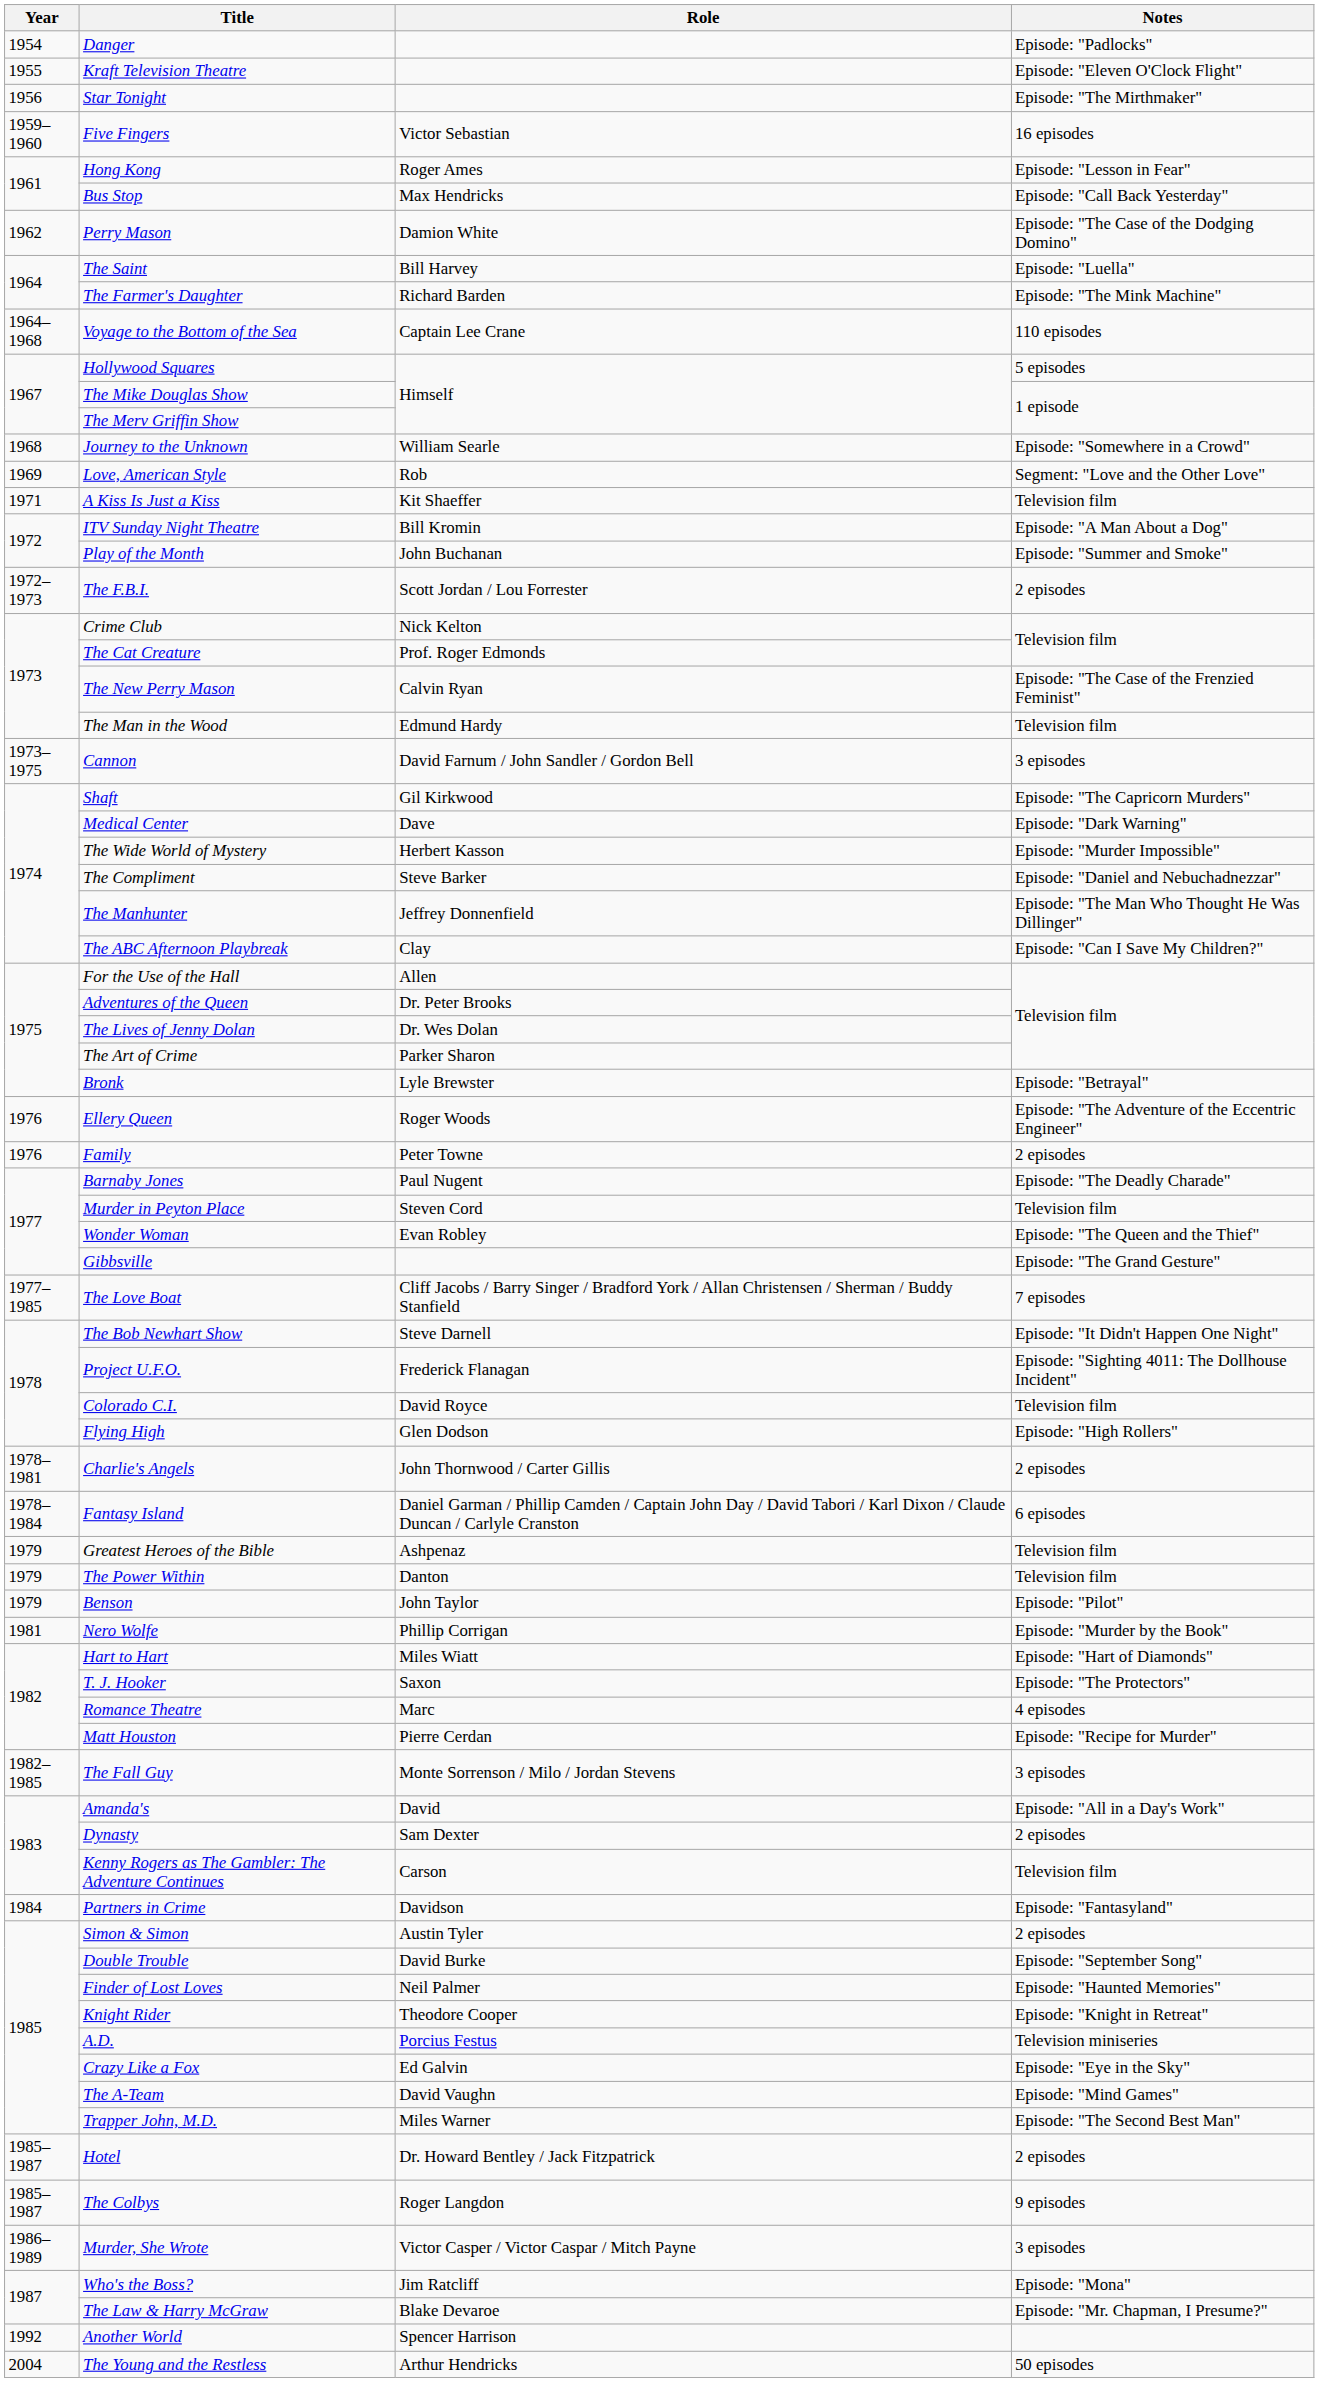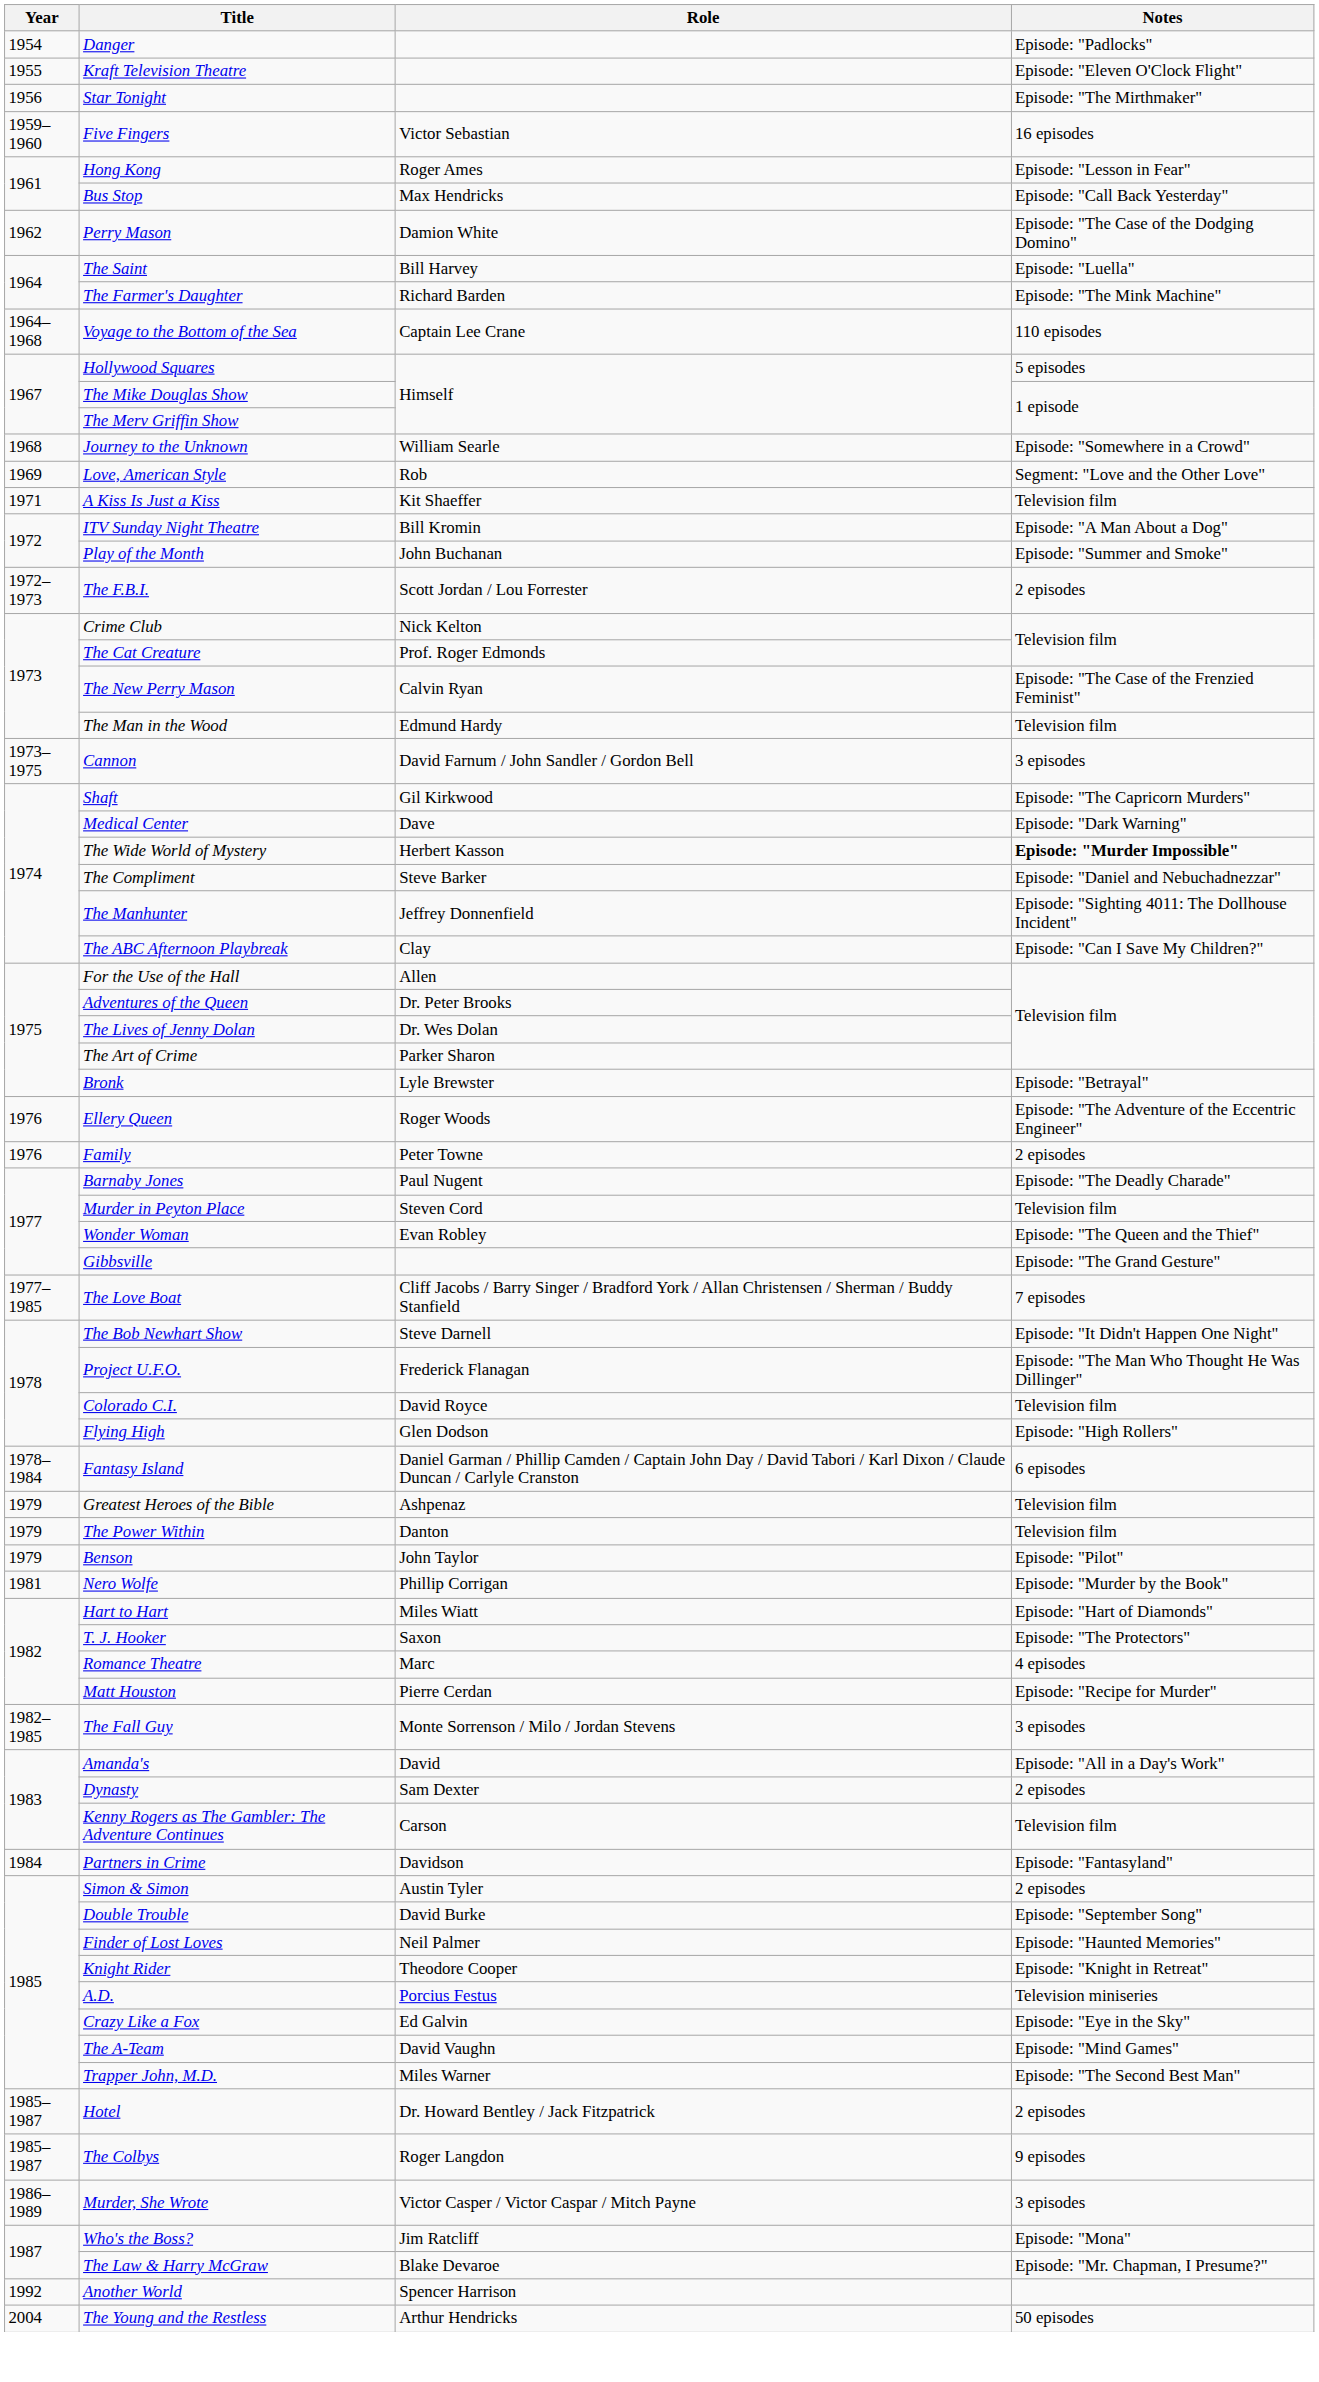(1117, 850) normal -> (1127, 850) bold
(1157, 913) Episode: "The Man Who Thought He Was Dillinger" -> (1151, 913) Episode: "Sighting 4011: The Dollhouse Incident"
(1151, 1369) Episode: "Sighting 4011: The Dollhouse Incident" -> (1157, 1369) Episode: "The Man Who Thought He Was Dillinger"
- row: (139, 1468)
